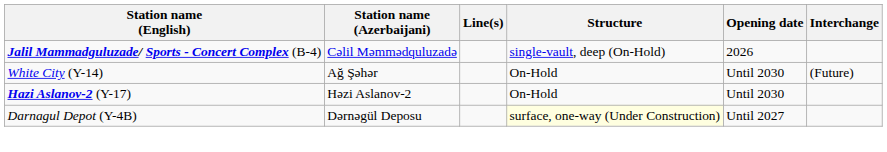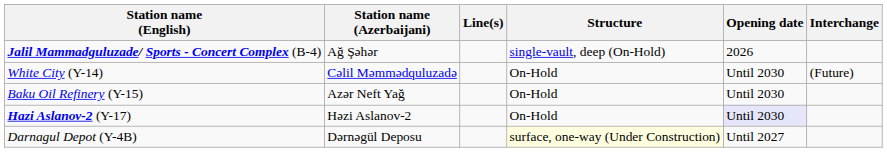(392, 51) Cəlil Məmmədquluzadə -> (353, 51) Ağ Şəhər
(353, 72) Ağ Şəhər -> (392, 72) Cəlil Məmmədquluzadə
+ row: (75, 94)
(755, 94) no background -> (755, 115) lavender background
